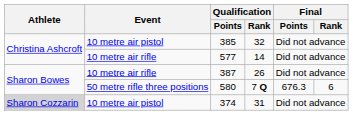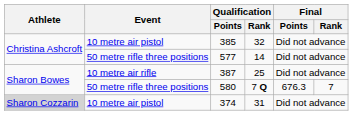(122, 57) 10 metre air rifle -> (148, 57) 50 metre rifle three positions
(259, 72) 26 -> (259, 72) 25
(331, 88) 6 -> (331, 88) 7
